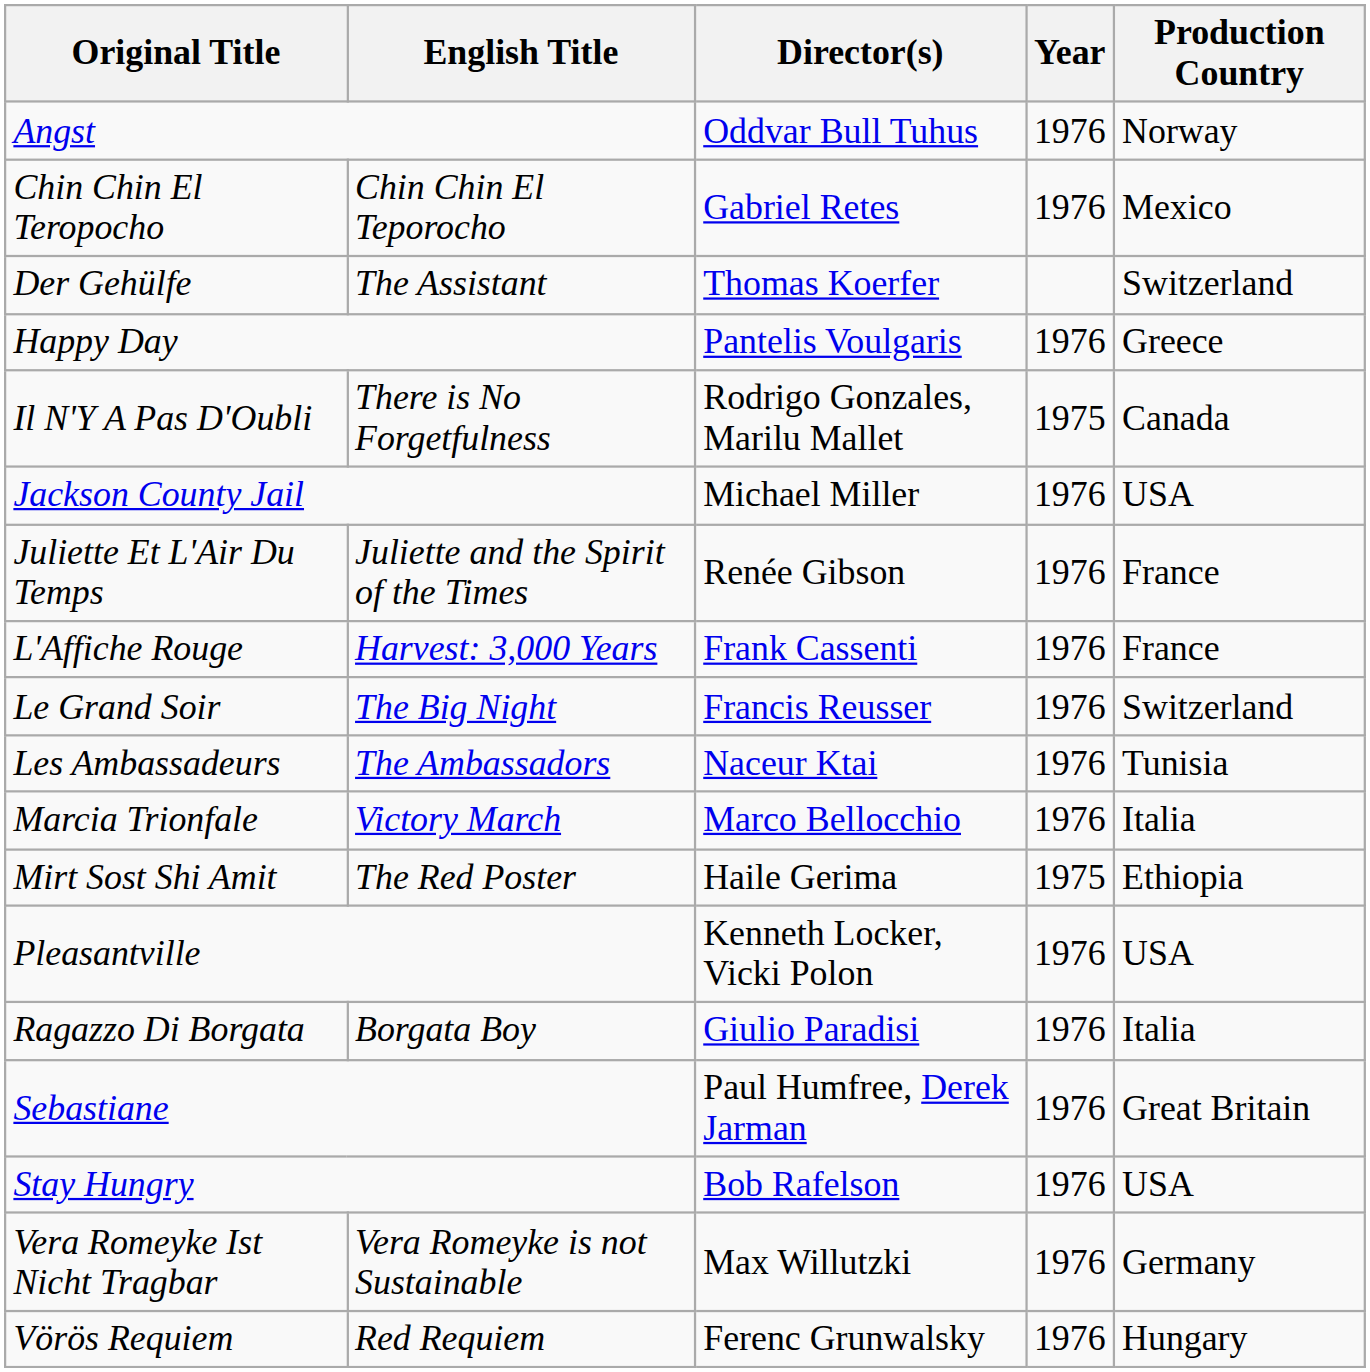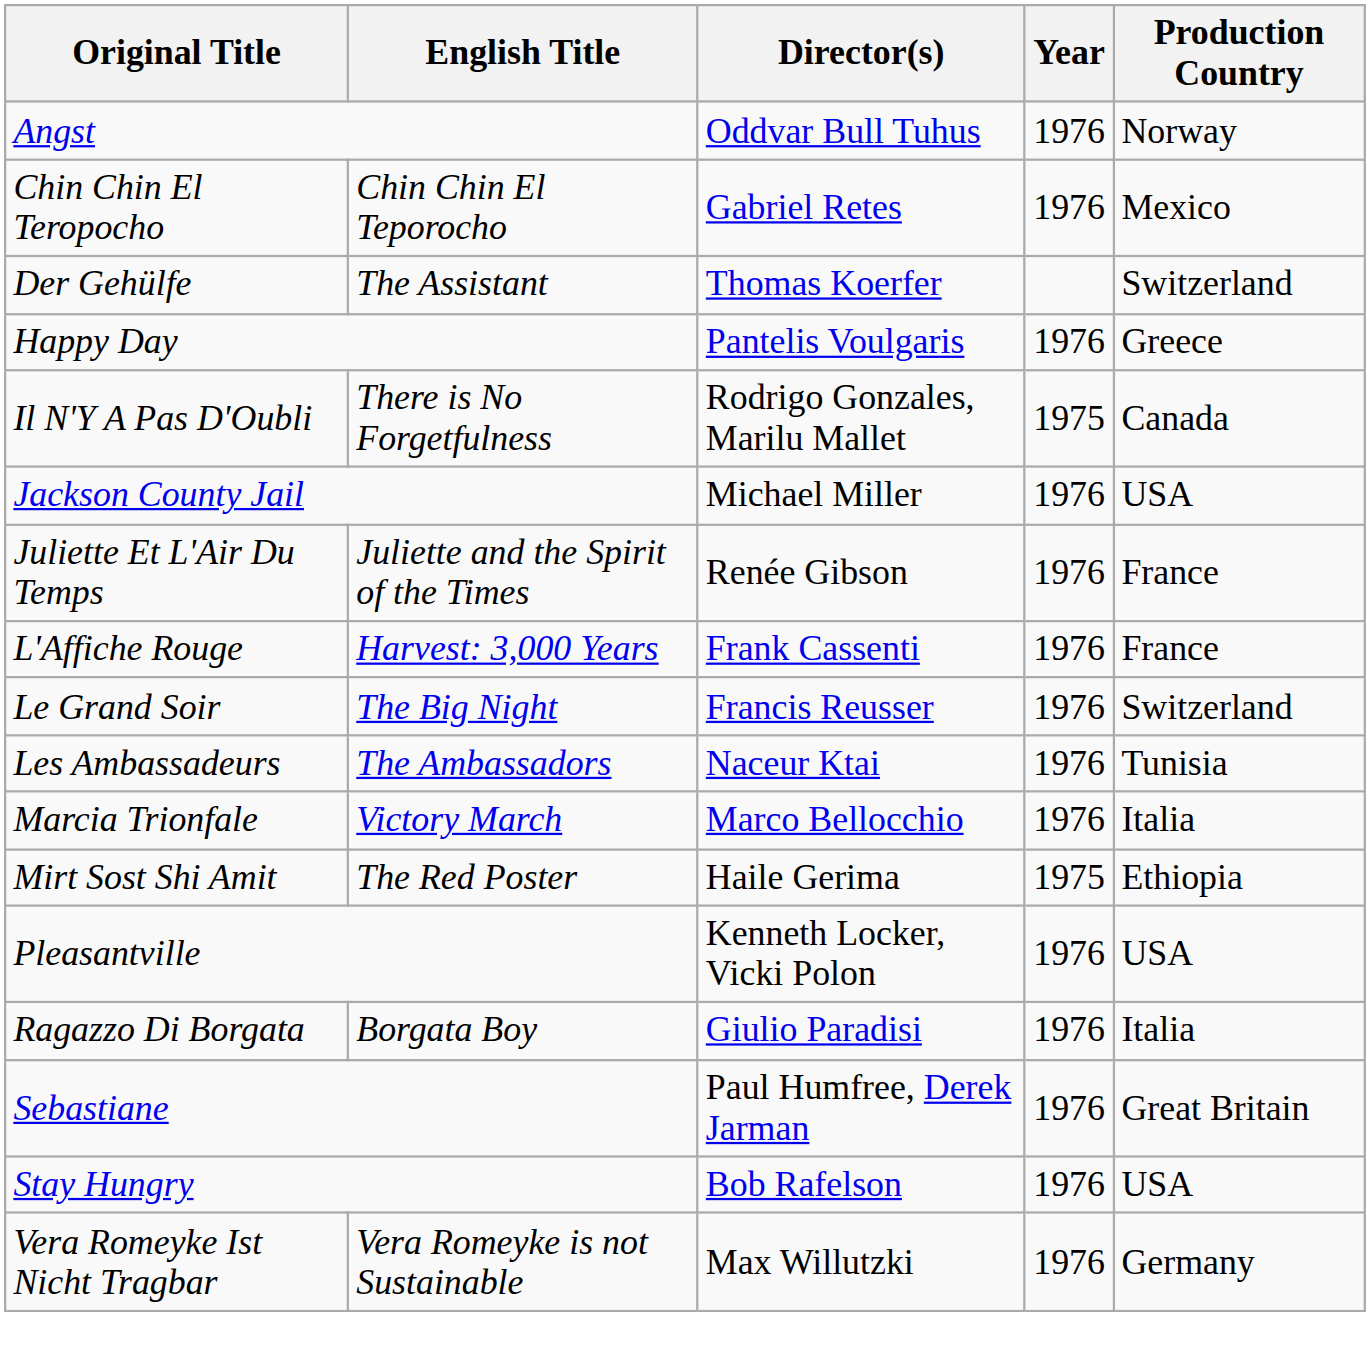- row: (123, 1338)
